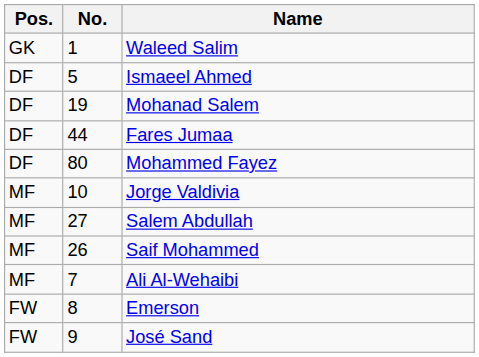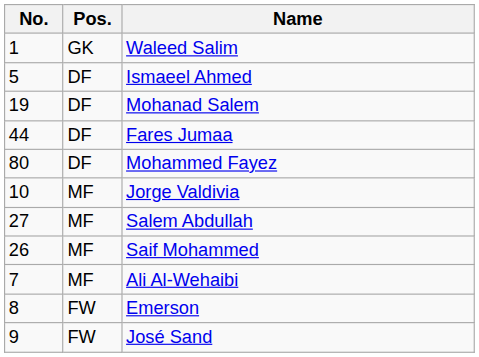columns swapped: (93, 18) <-> (34, 18)
